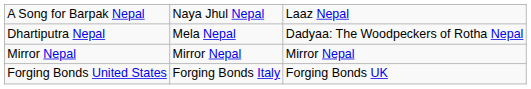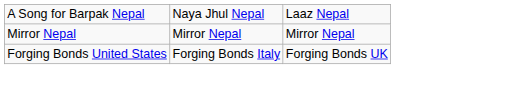- row: (56, 34)
